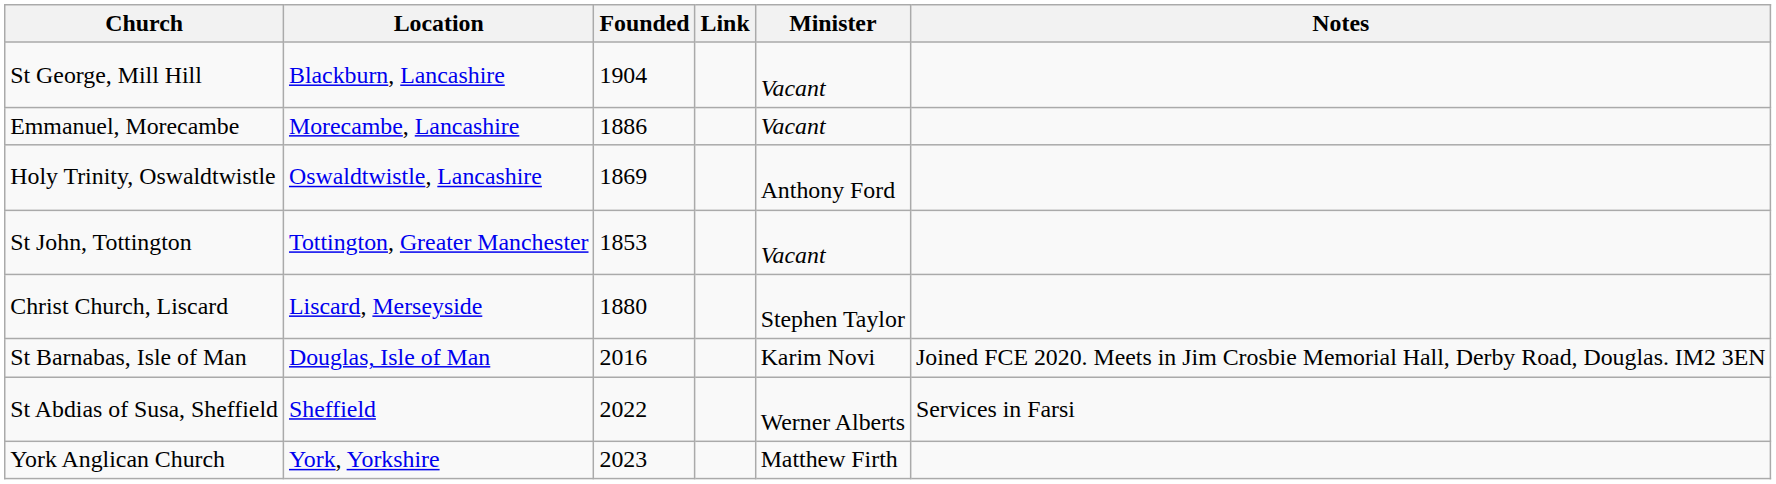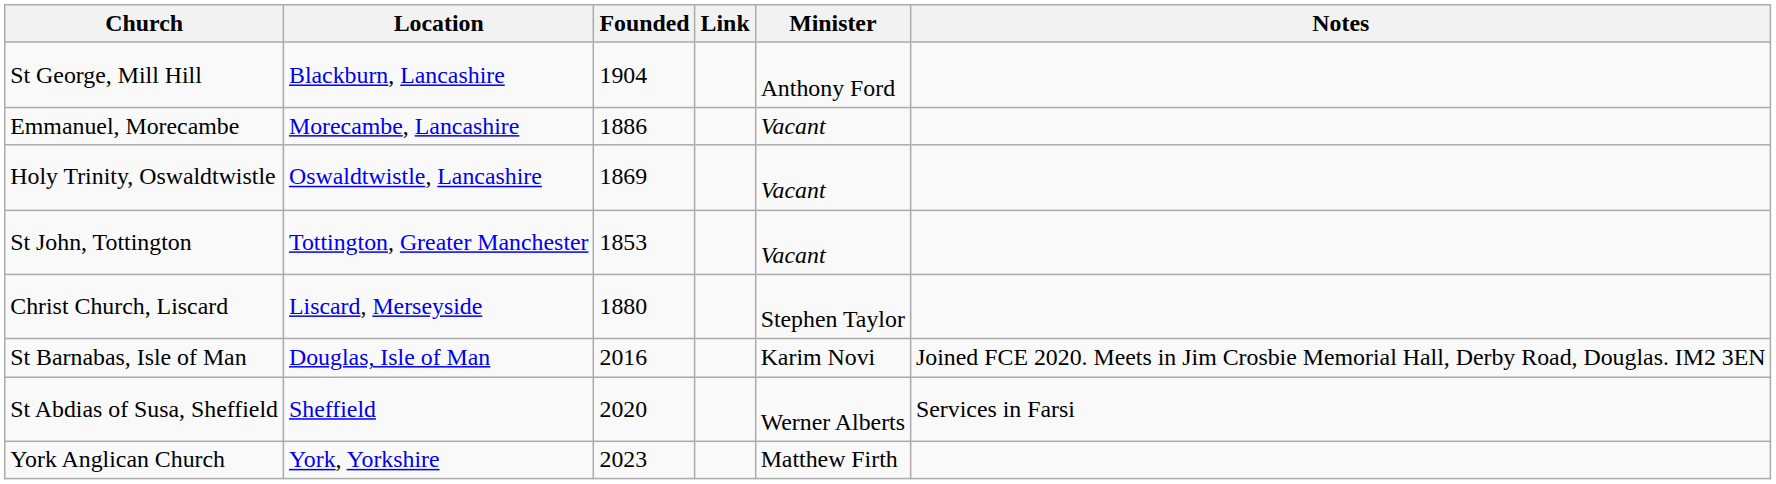(793, 88) Vacant -> (828, 88) Anthony Ford
(828, 190) Anthony Ford -> (793, 190) Vacant
(623, 408) 2022 -> (623, 408) 2020
